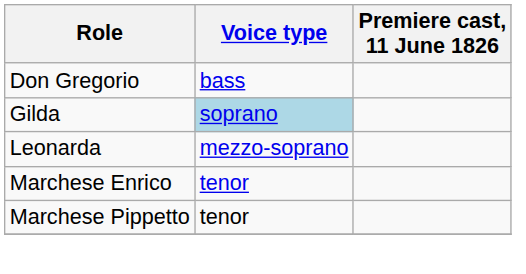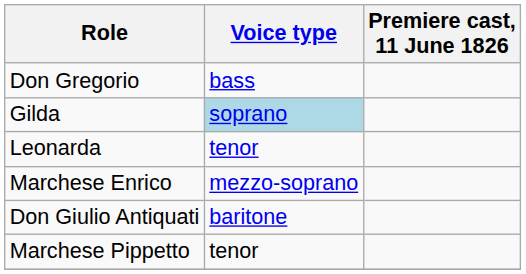(274, 148) mezzo-soprano -> (234, 148) tenor
(224, 182) tenor -> (284, 182) mezzo-soprano
+ row: (105, 217)
